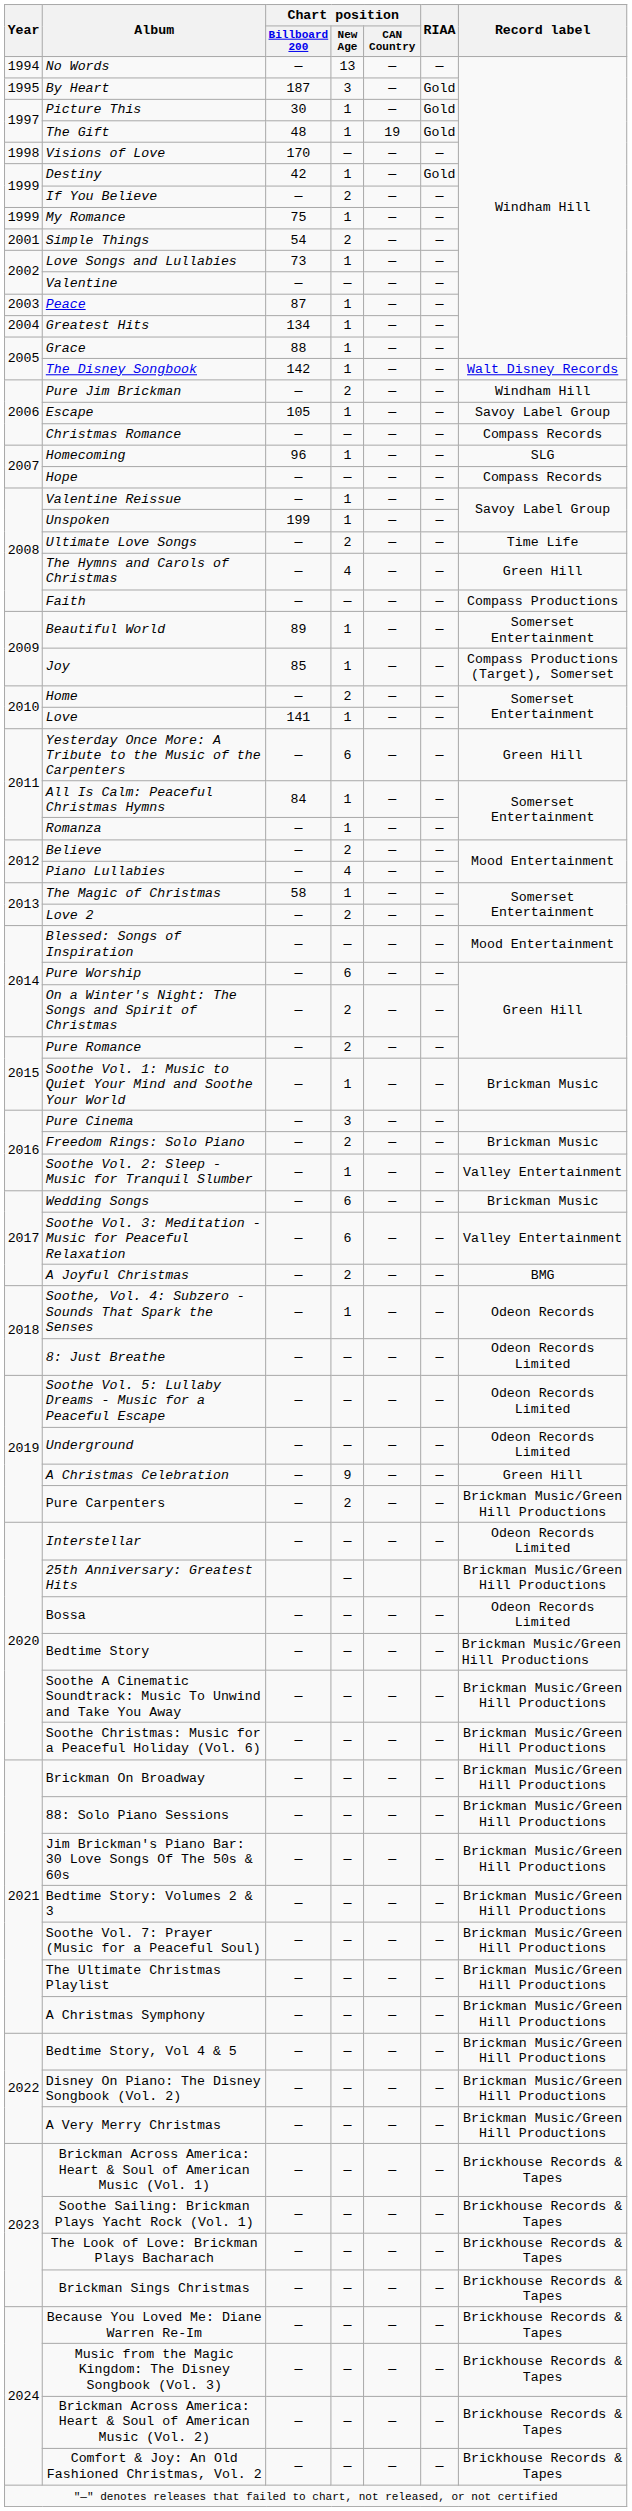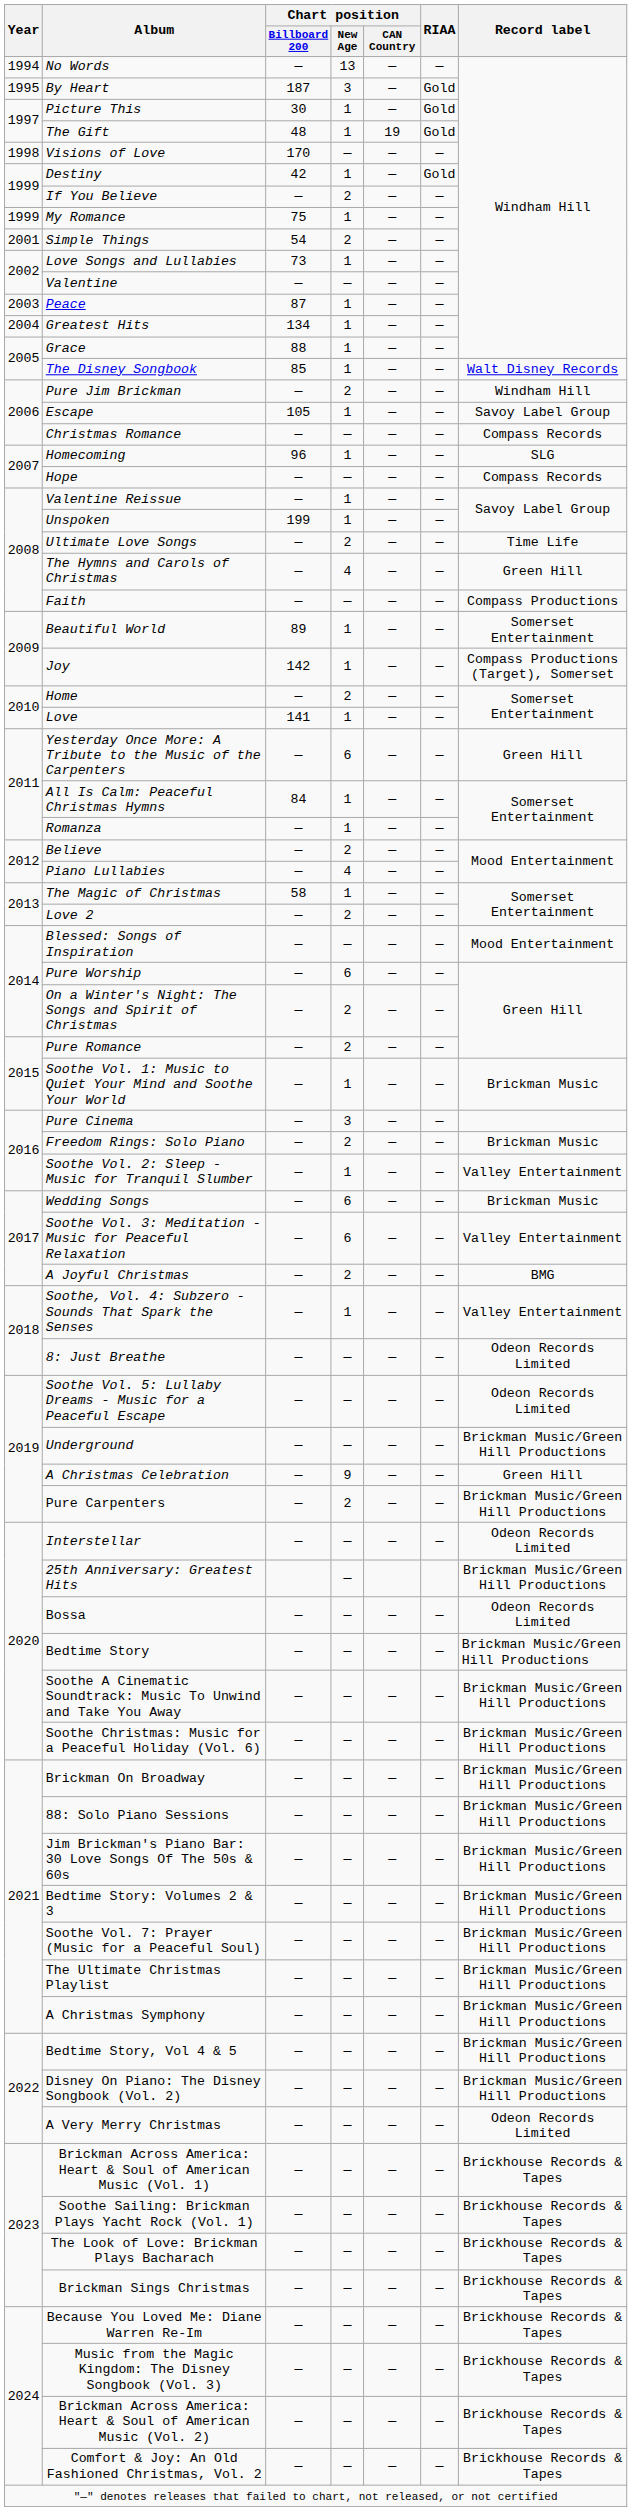(298, 369) 142 -> (298, 369) 85
(298, 667) 85 -> (298, 667) 142
(543, 1312) Odeon Records -> (543, 1312) Valley Entertainment
(543, 1446) Odeon Records Limited -> (543, 1446) Brickman Music/Green Hill Productions
(543, 2125) Brickman Music/Green Hill Productions -> (543, 2125) Odeon Records Limited
